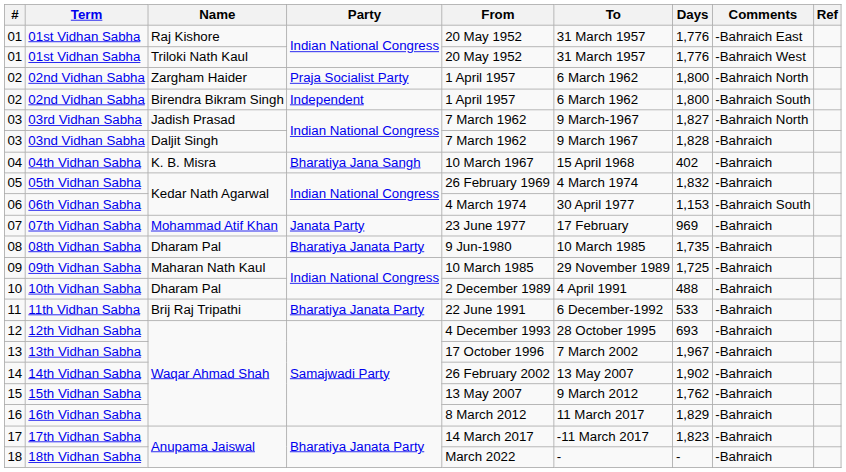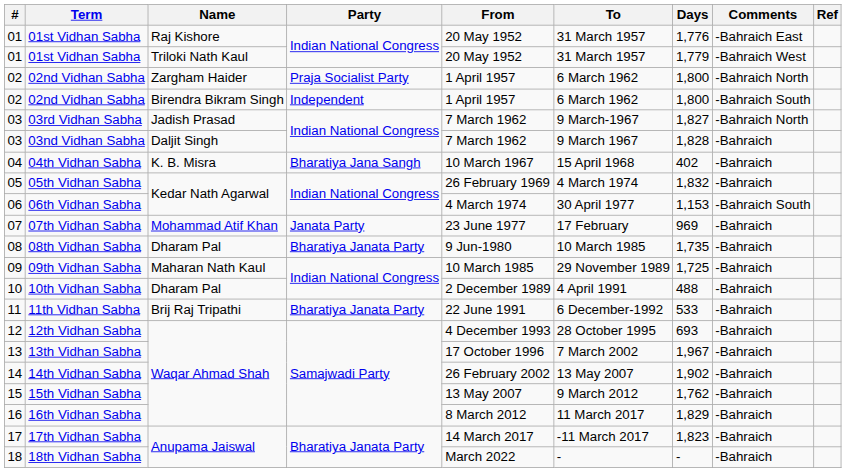(693, 57) 1,776 -> (693, 57) 1,779
